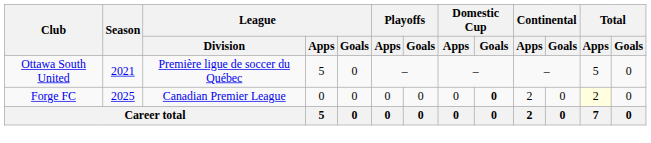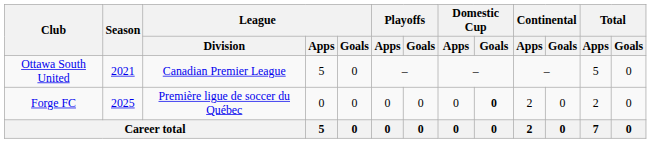(224, 71) Première ligue de soccer du Québec -> (224, 71) Canadian Premier League
(224, 96) Canadian Premier League -> (224, 103) Première ligue de soccer du Québec
(596, 96) lightyellow background -> (596, 103) no background
